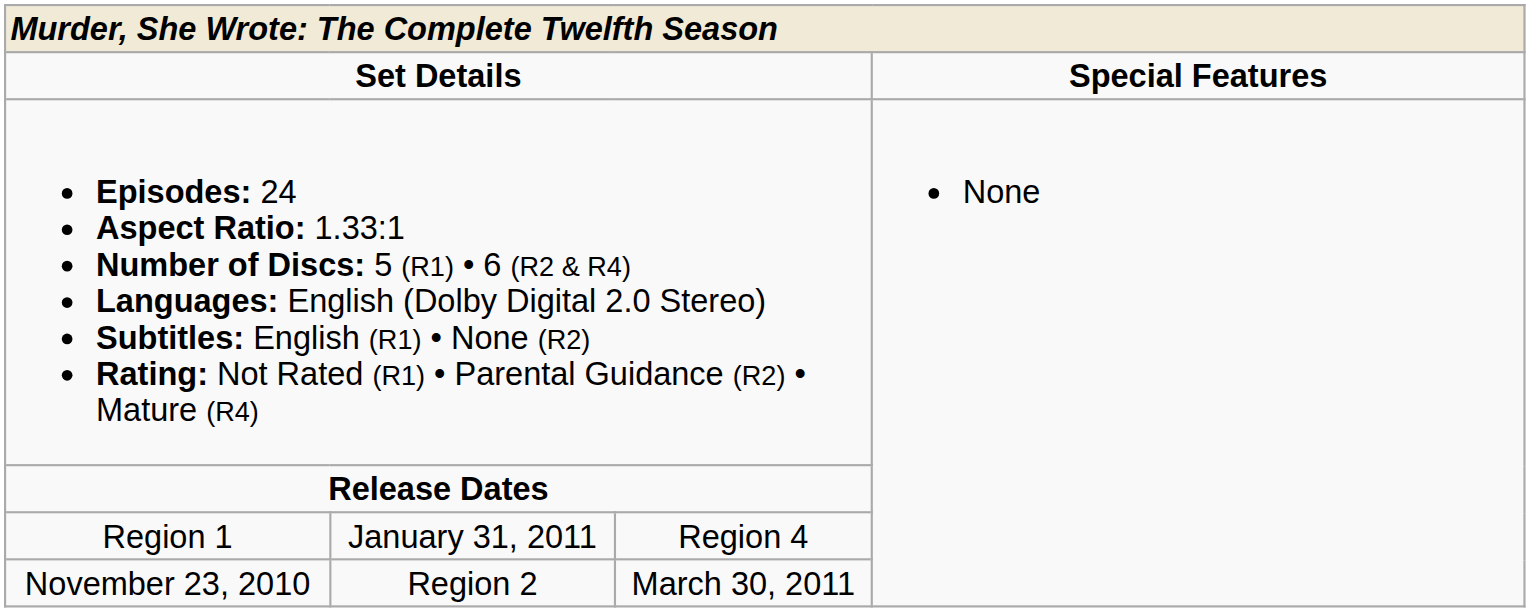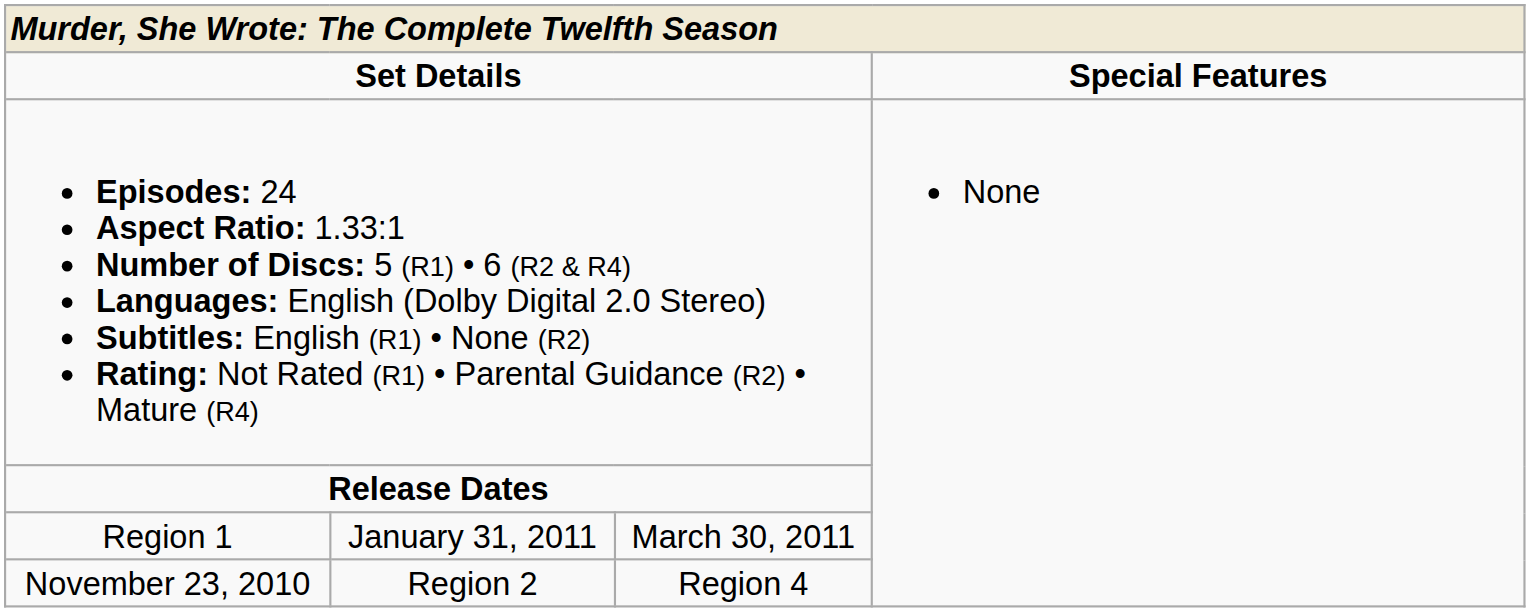(743, 537) Region 4 -> (743, 537) March 30, 2011
(743, 584) March 30, 2011 -> (743, 584) Region 4
